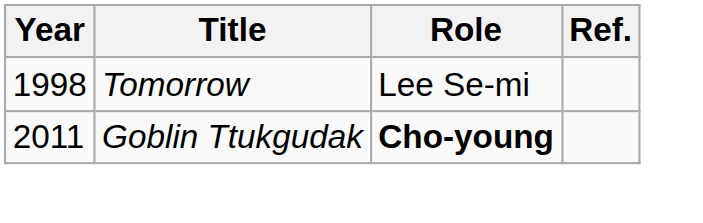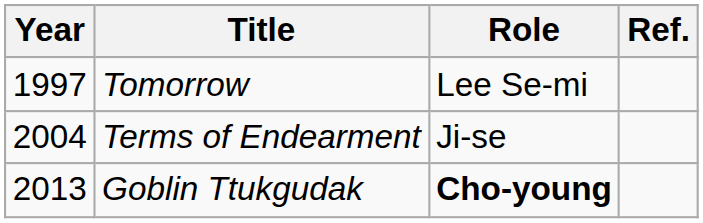(50, 83) 1998 -> (50, 83) 1997
+ row: (261, 136)
(48, 136) 2011 -> (50, 189) 2013
